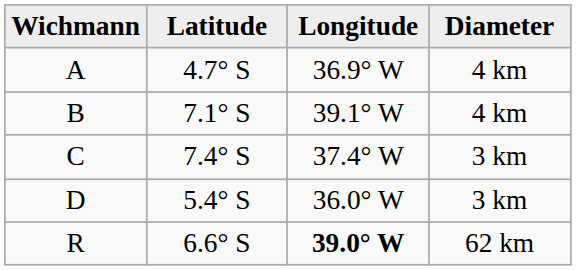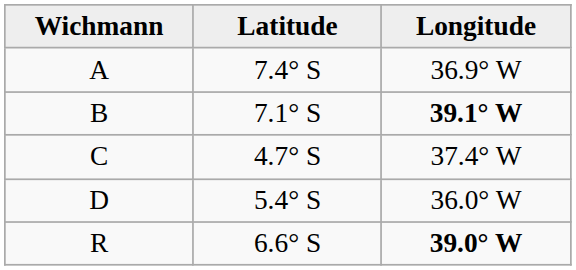- column: (500, 26)
(217, 69) 4.7° S -> (288, 69) 7.4° S
(358, 112) normal -> (476, 112) bold
(217, 156) 7.4° S -> (288, 156) 4.7° S
